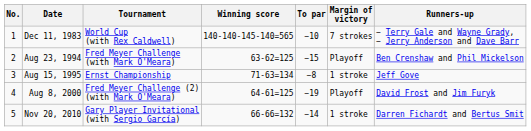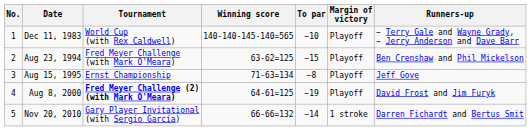(351, 37) 7 strokes -> (346, 37) Playoff
(349, 76) 1 stroke -> (346, 76) Playoff
(142, 93) normal -> (142, 93) bold
